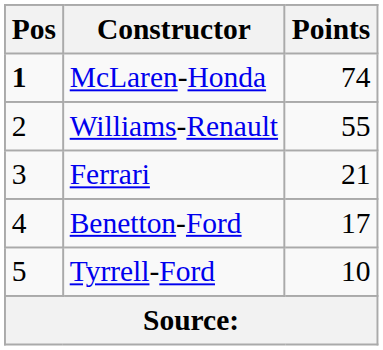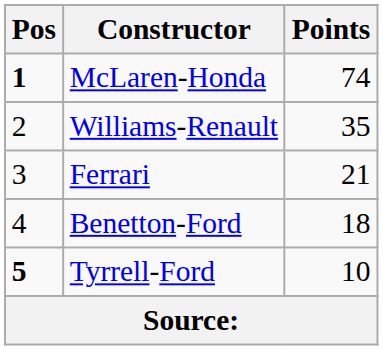(356, 126) 55 -> (356, 126) 35
(356, 223) 17 -> (356, 223) 18
(19, 272) normal -> (19, 272) bold
